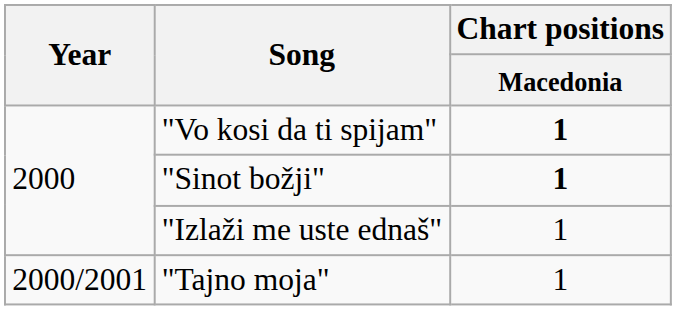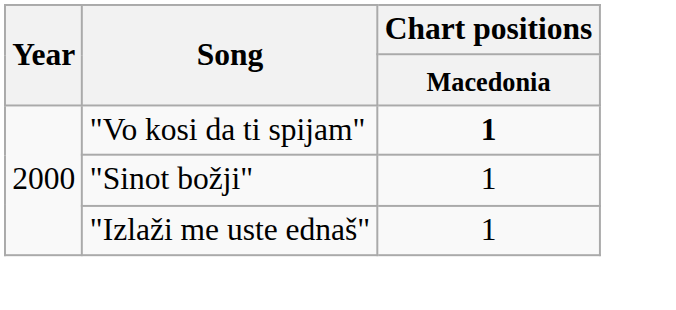(560, 179) bold -> (489, 179) normal
- row: (246, 279)
